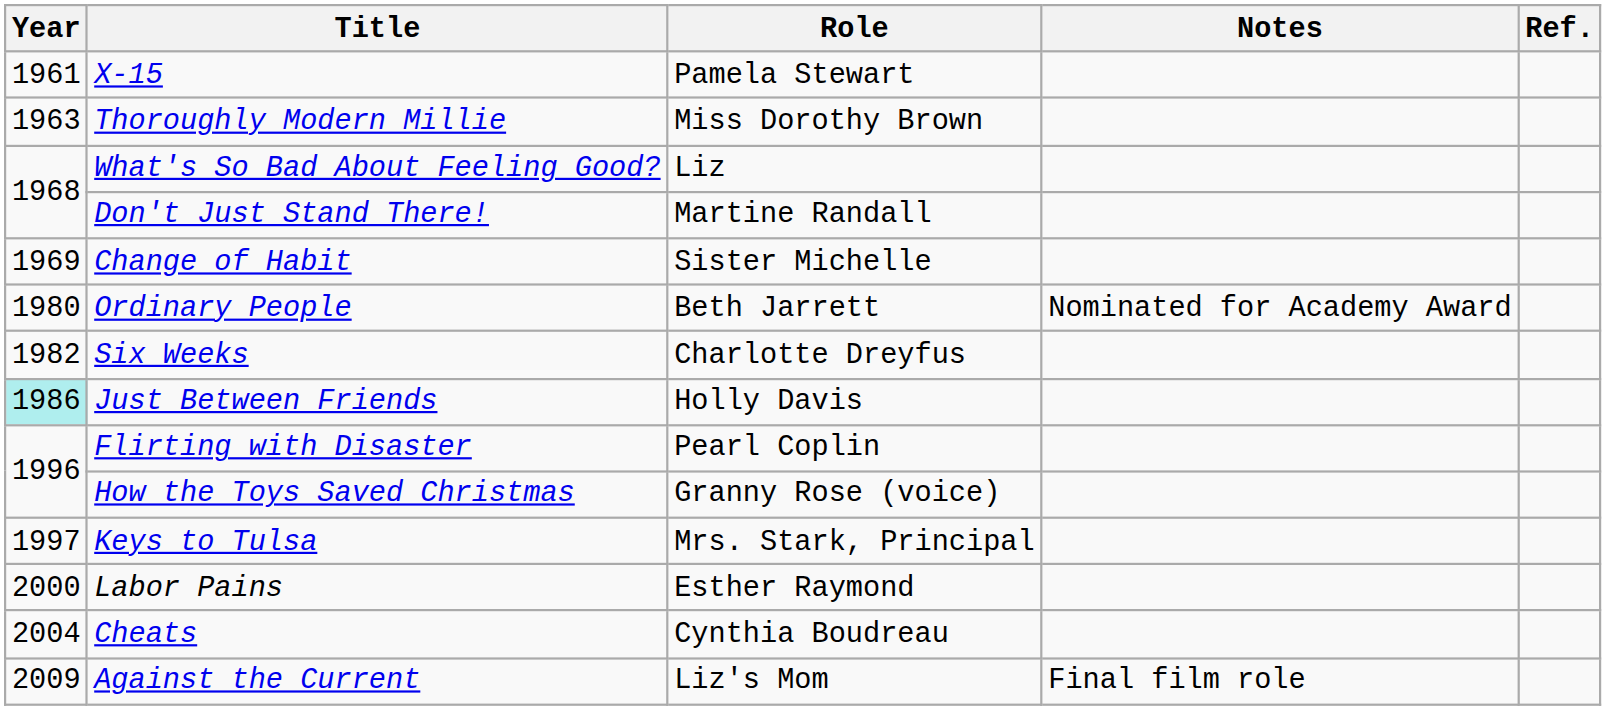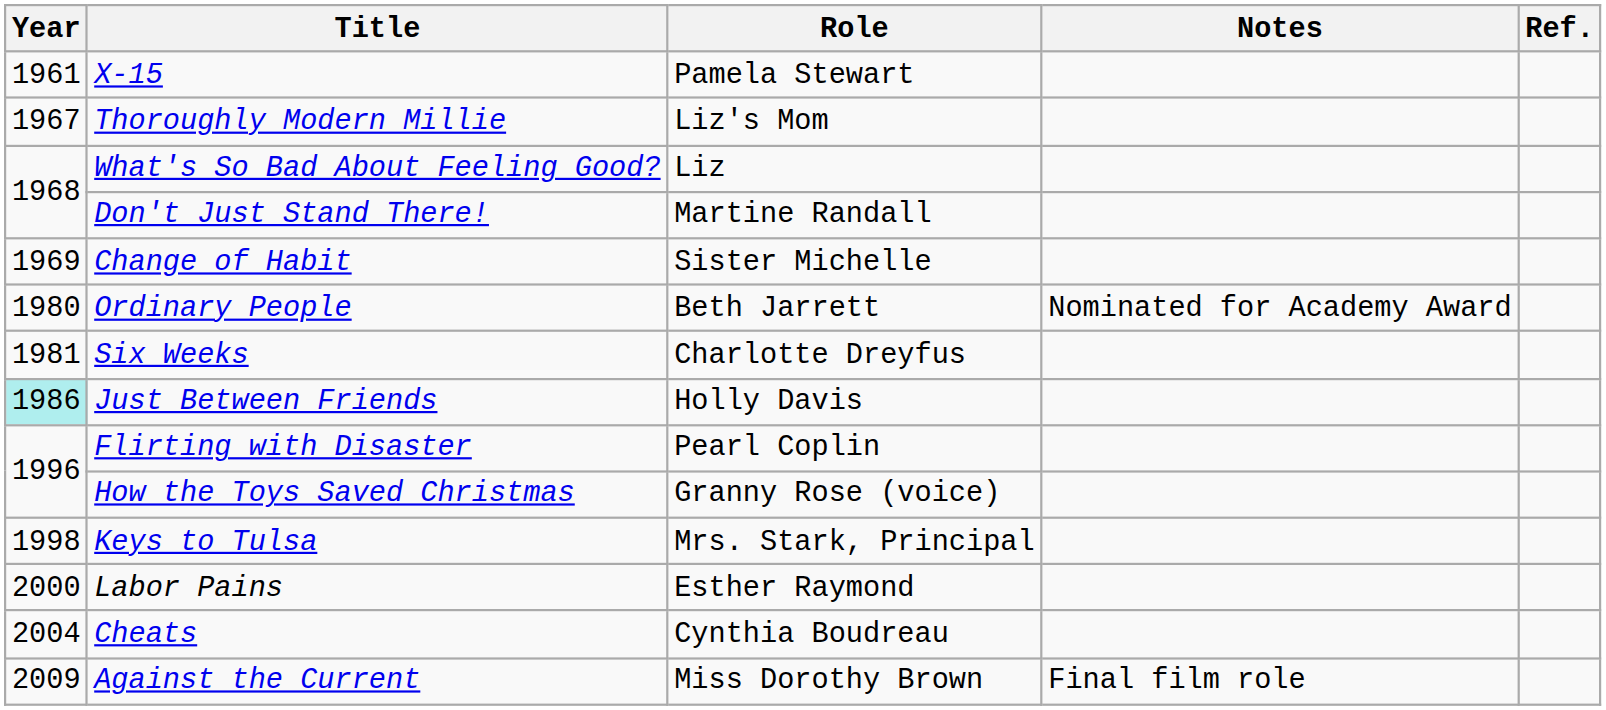(46, 122) 1963 -> (46, 122) 1967
(829, 122) Miss Dorothy Brown -> (751, 122) Liz's Mom
(46, 355) 1982 -> (46, 355) 1981
(46, 541) 1997 -> (46, 541) 1998
(751, 681) Liz's Mom -> (829, 681) Miss Dorothy Brown
